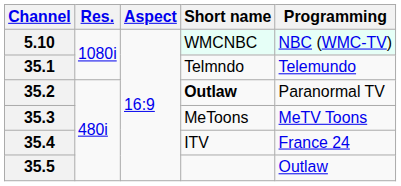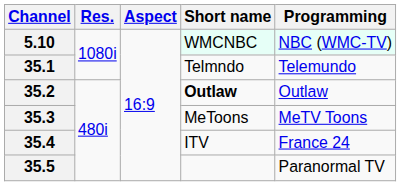(332, 92) Paranormal TV -> (303, 92) Outlaw
(303, 167) Outlaw -> (332, 167) Paranormal TV
